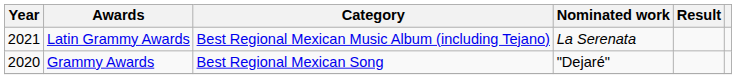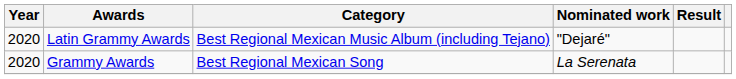(24, 39) 2021 -> (24, 39) 2020
(596, 39) La Serenata -> (583, 39) "Dejaré"
(583, 62) "Dejaré" -> (596, 62) La Serenata
